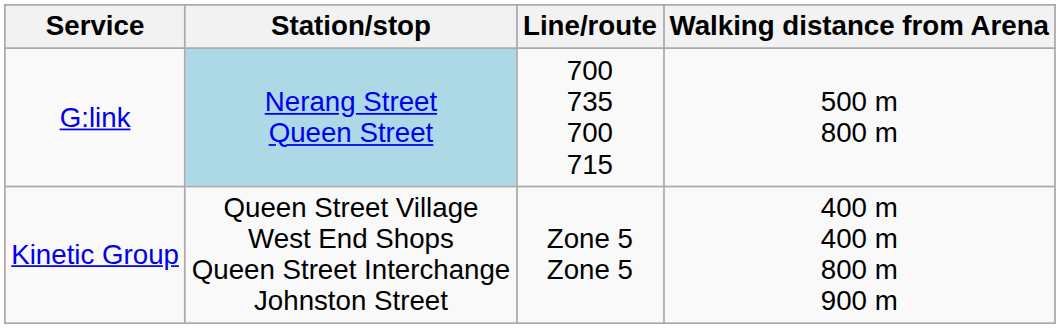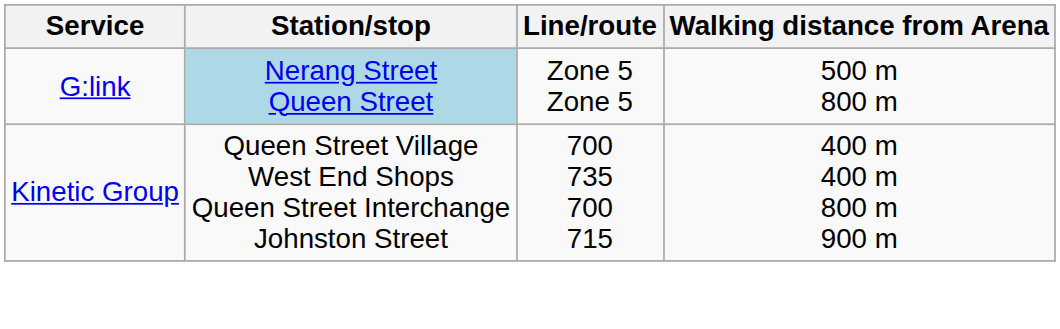(590, 117) 700 735 700 715 -> (590, 85) Zone 5 Zone 5
(590, 254) Zone 5 Zone 5 -> (590, 192) 700 735 700 715
